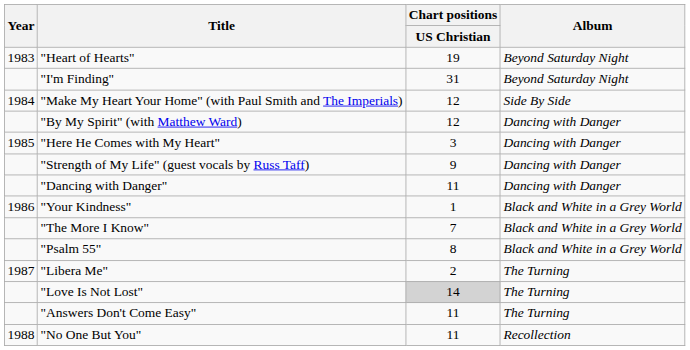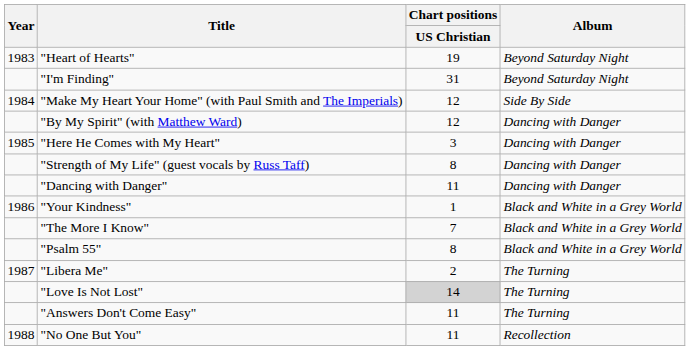(453, 164) 9 -> (453, 164) 8
